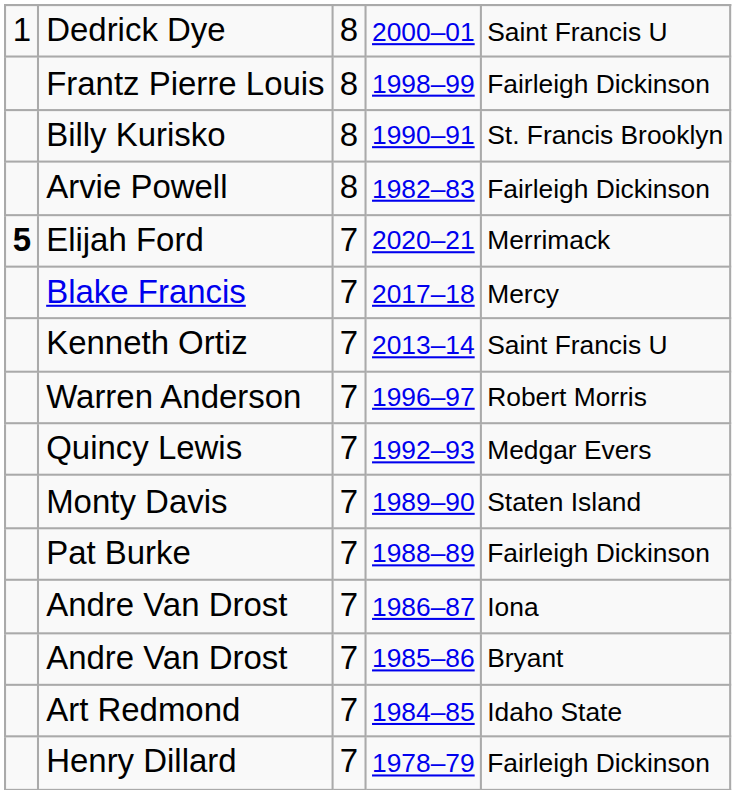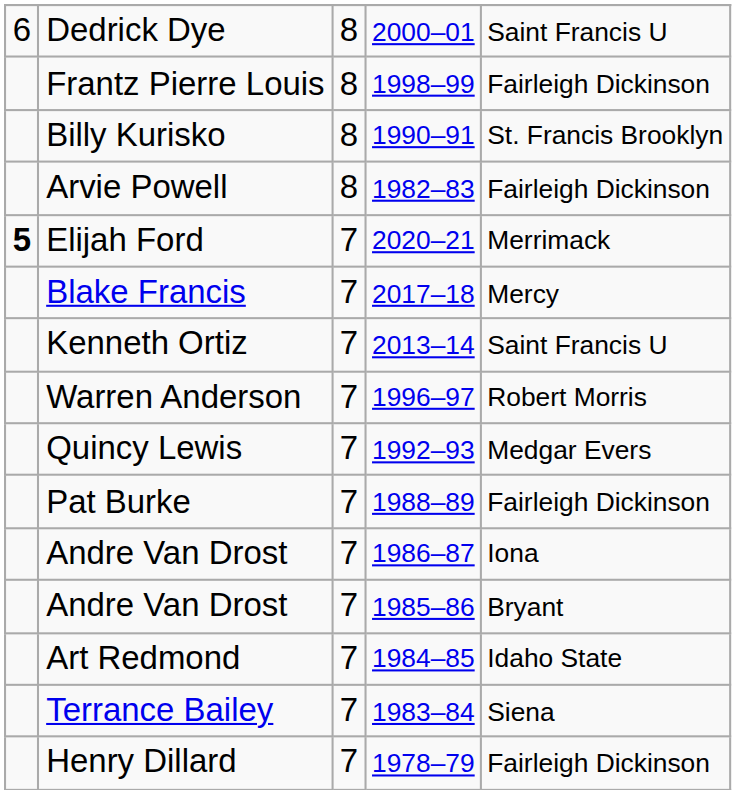(22, 30) 1 -> (22, 30) 6
- row: (137, 501)
+ row: (160, 710)
